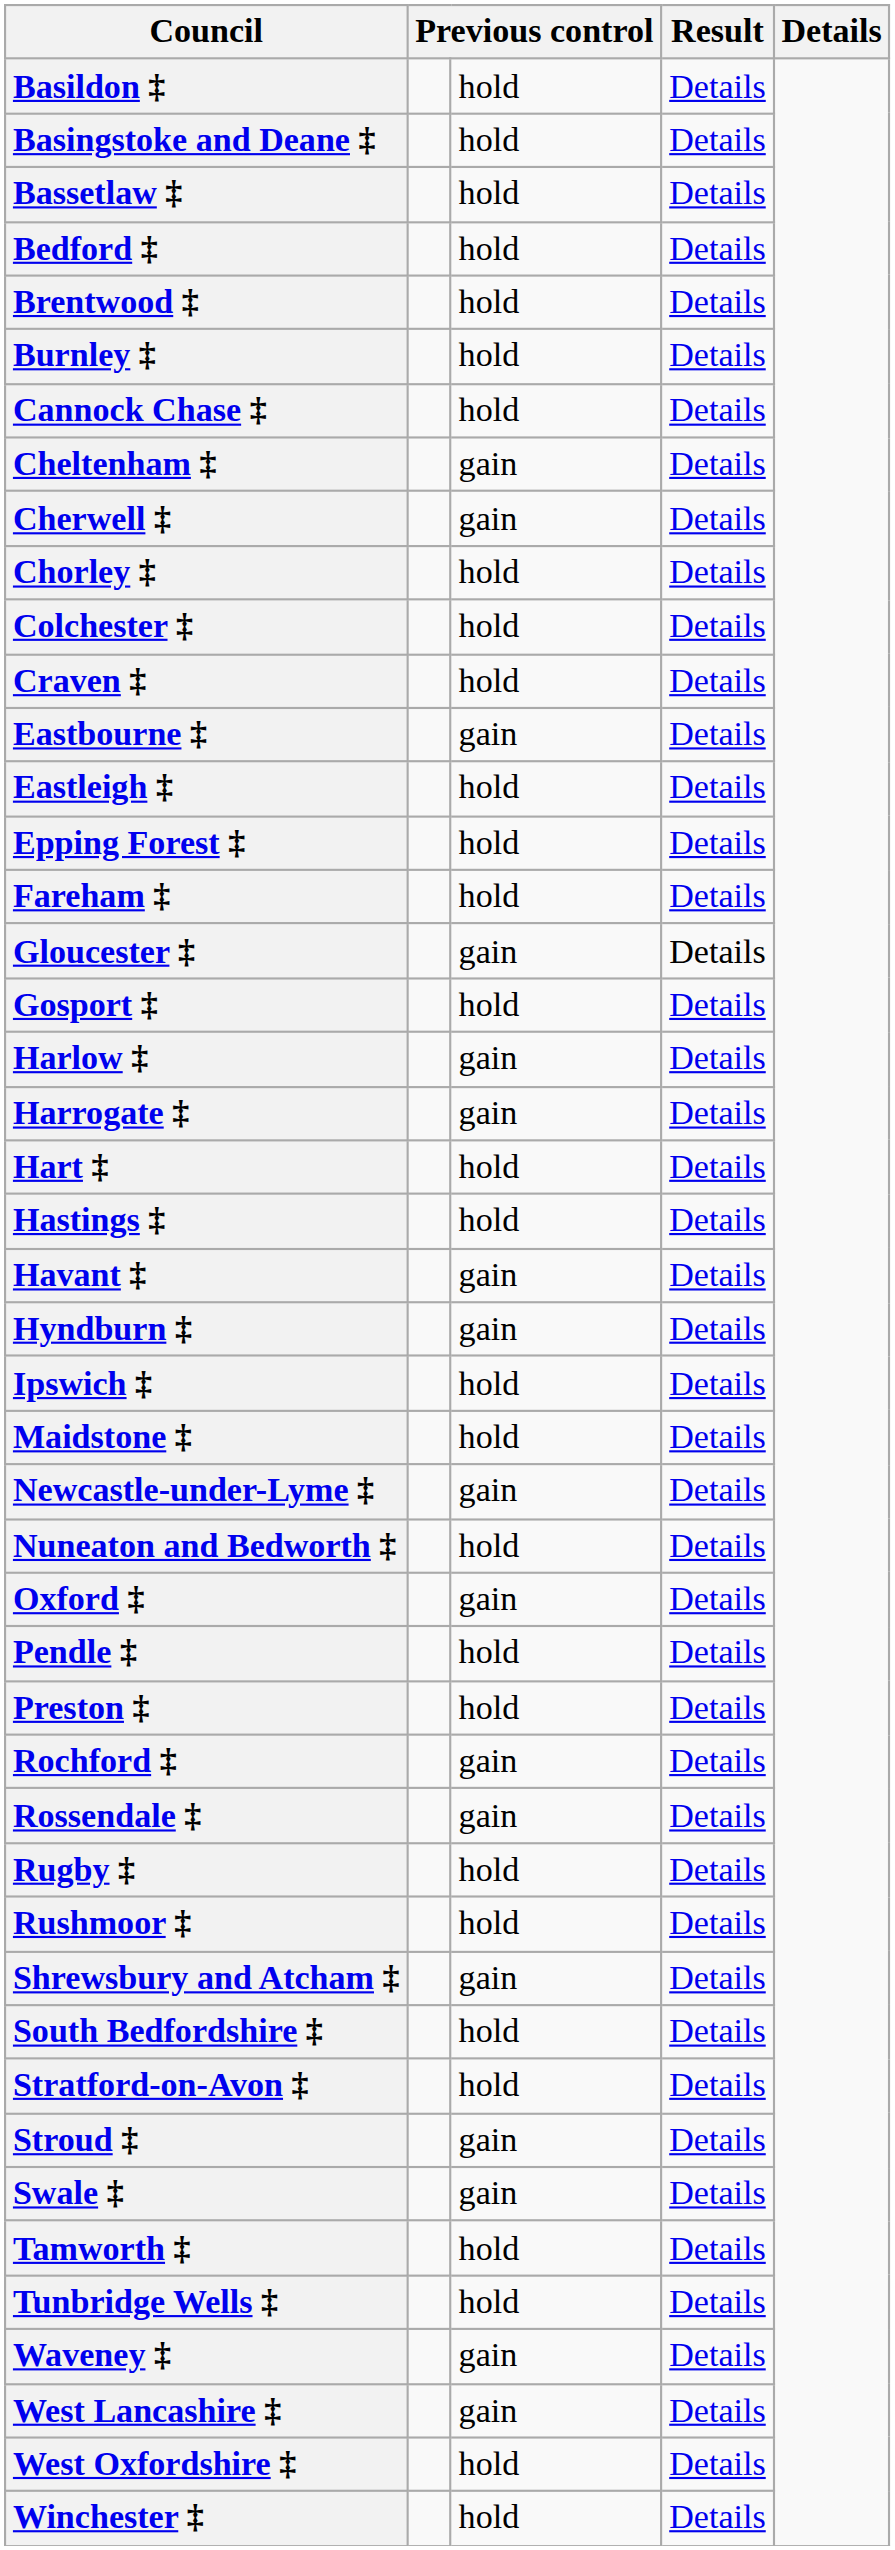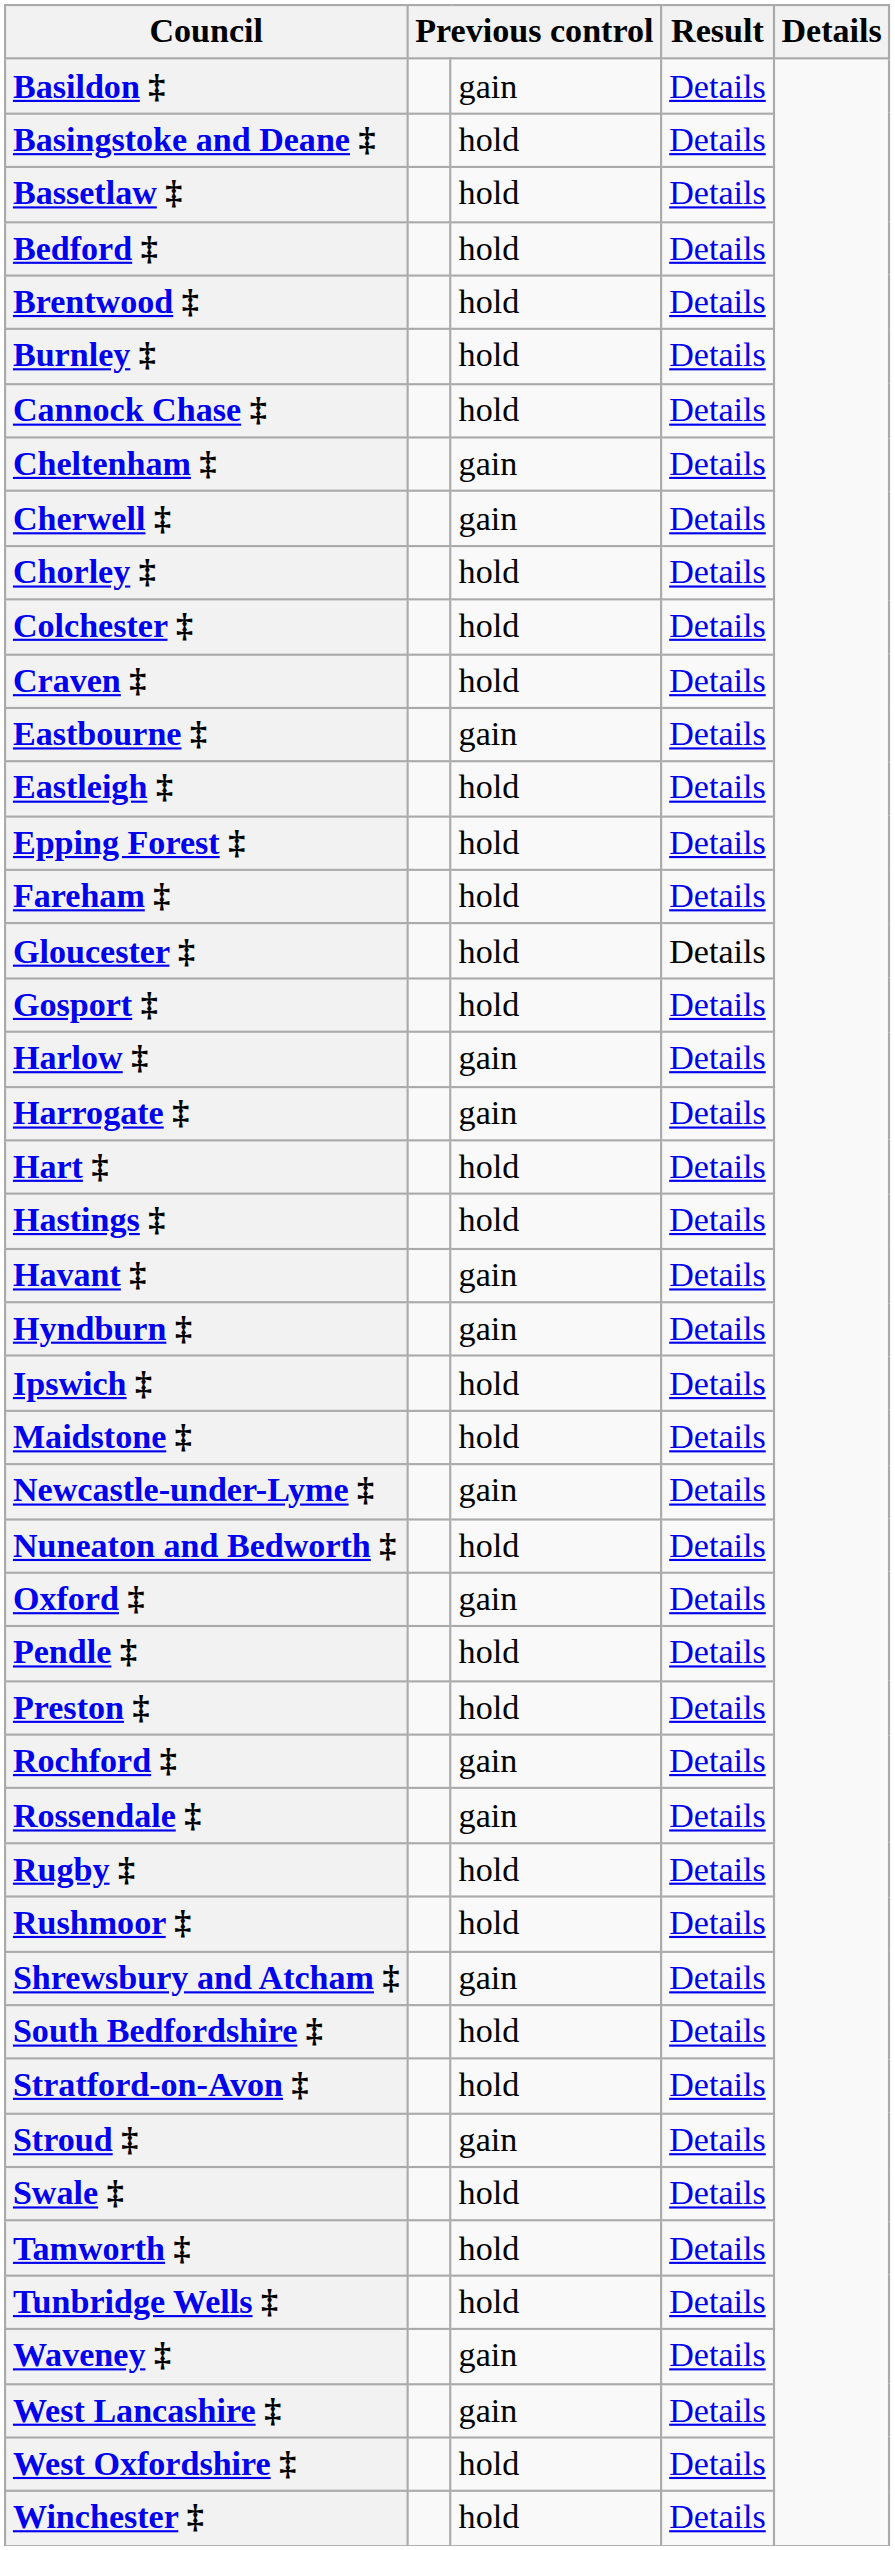(489, 85) hold -> (488, 85) gain
(488, 950) gain -> (489, 950) hold
(488, 2193) gain -> (489, 2193) hold
